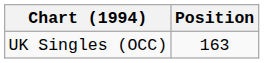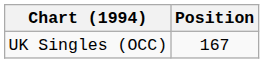(215, 45) 163 -> (215, 45) 167
